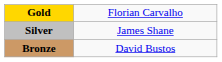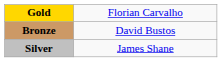rows swapped: (39, 30) <-> (39, 48)
